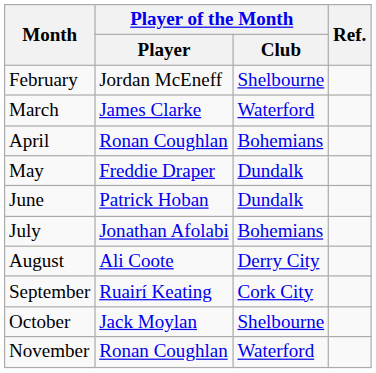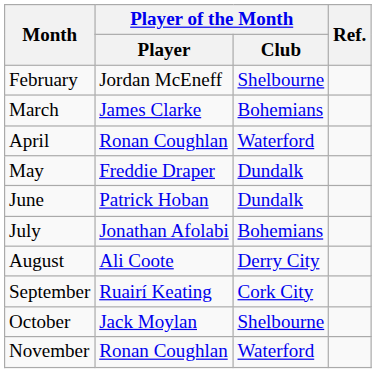(276, 110) Waterford -> (280, 110) Bohemians
(280, 140) Bohemians -> (276, 140) Waterford
